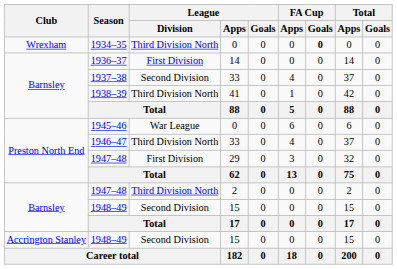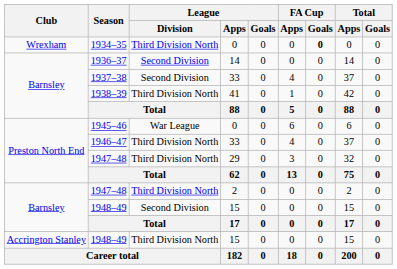(175, 61) First Division -> (175, 61) Second Division
(175, 158) First Division -> (175, 158) Third Division North
(175, 239) Second Division -> (175, 239) Third Division North
